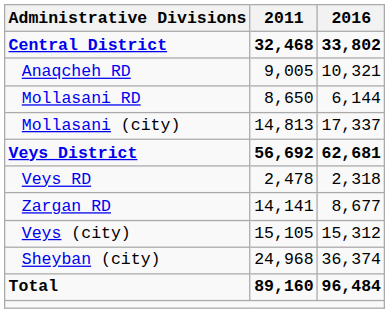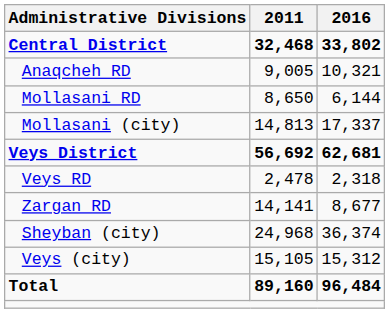rows swapped: (91, 260) <-> (76, 233)
